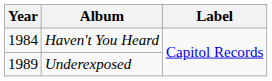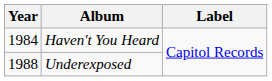(23, 64) 1989 -> (23, 64) 1988
